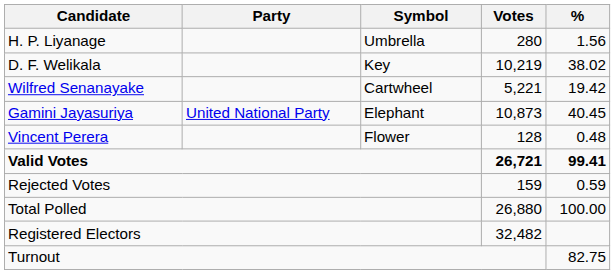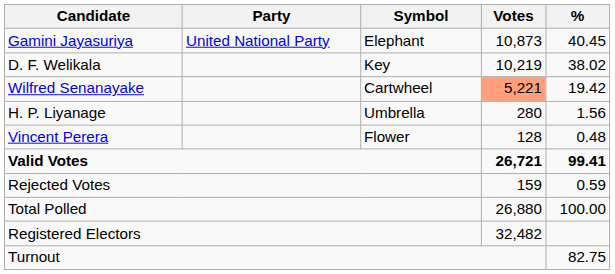rows swapped: (70, 112) <-> (57, 40)
(523, 88) no background -> (523, 88) lightsalmon background
